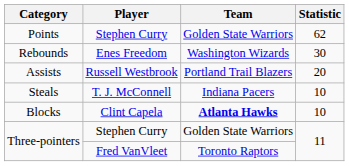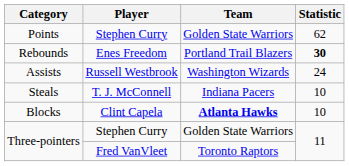(238, 53) Washington Wizards -> (238, 53) Portland Trail Blazers
(320, 53) normal -> (320, 53) bold
(238, 72) Portland Trail Blazers -> (238, 72) Washington Wizards
(320, 72) 20 -> (320, 72) 24
